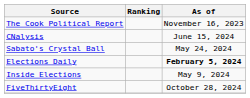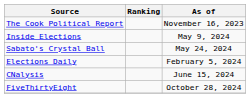rows swapped: (44, 74) <-> (25, 36)
(204, 62) bold -> (204, 62) normal
